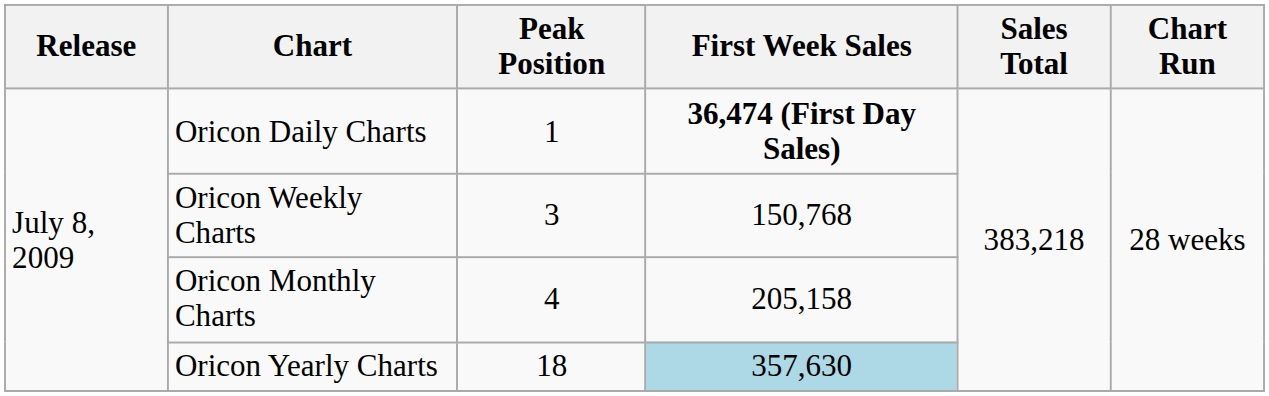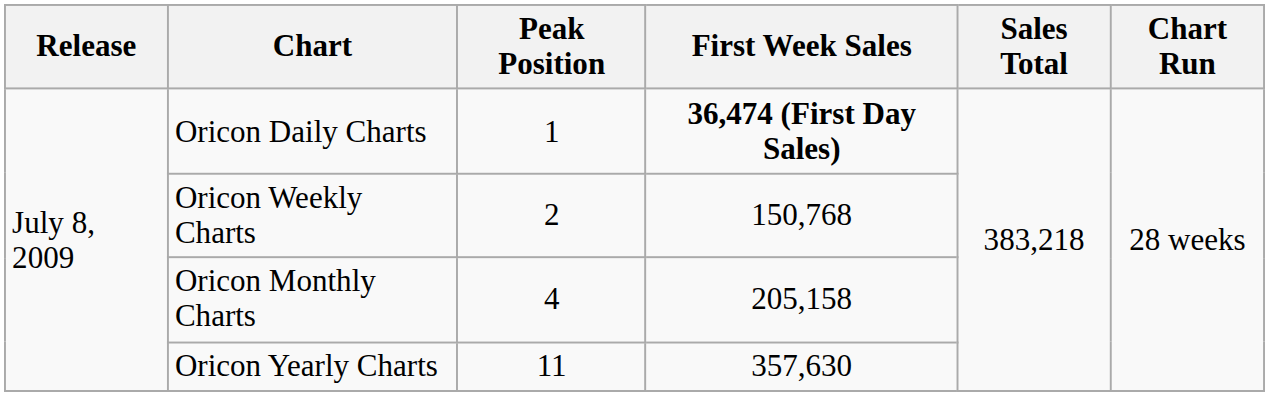(552, 214) 3 -> (552, 214) 2
(552, 365) 18 -> (552, 365) 11
(802, 365) lightblue background -> (802, 365) no background
